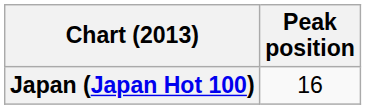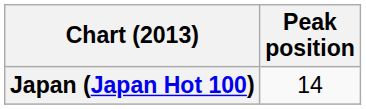(310, 85) 16 -> (310, 85) 14
